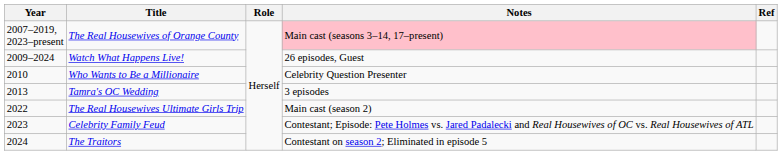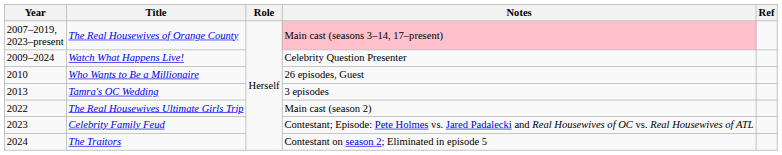(324, 58) 26 episodes, Guest -> (345, 58) Celebrity Question Presenter
(345, 74) Celebrity Question Presenter -> (324, 74) 26 episodes, Guest
